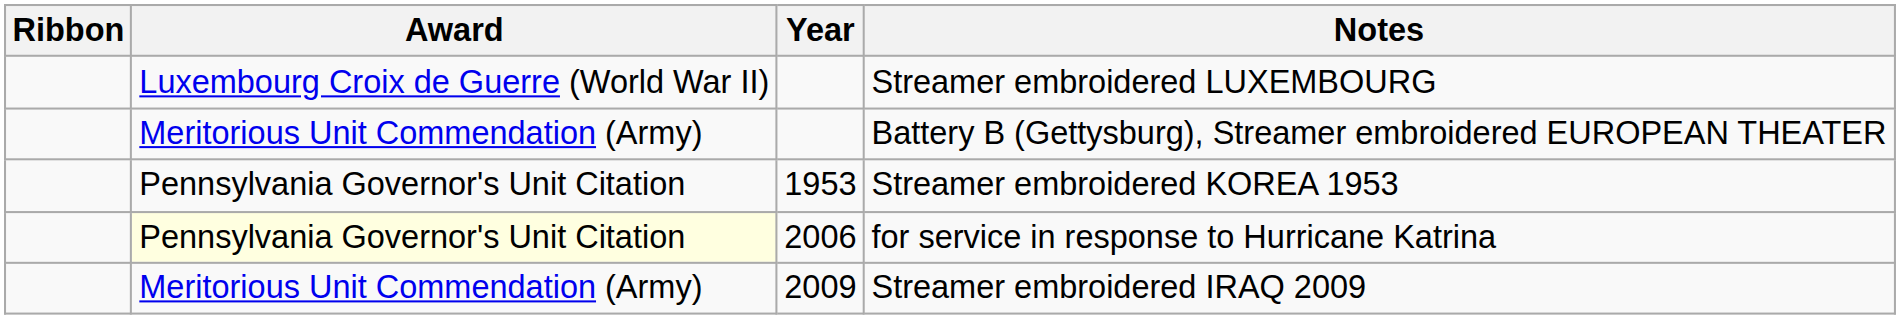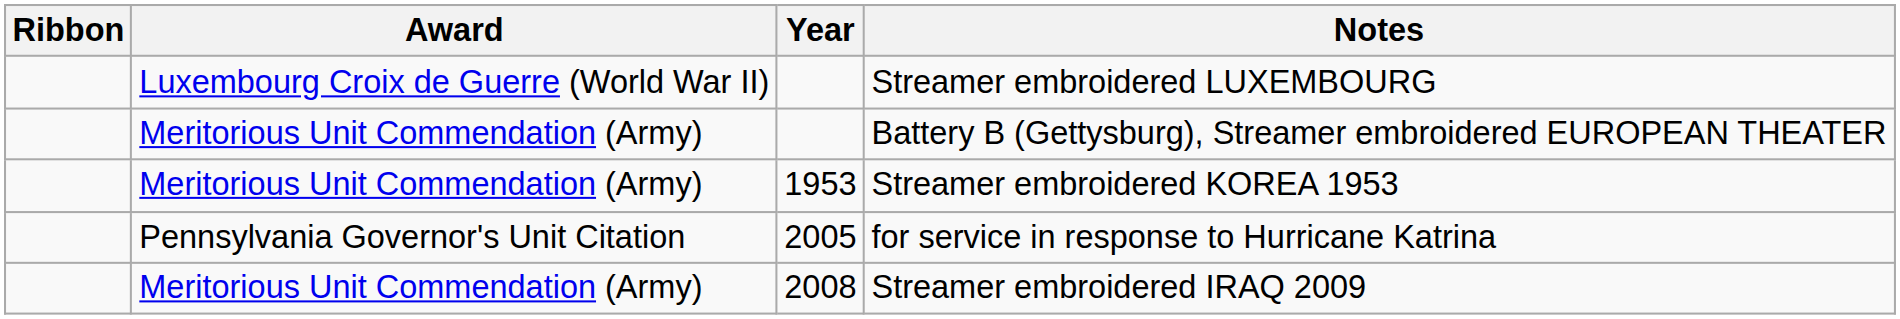(412, 184) Pennsylvania Governor's Unit Citation -> (421, 184) Meritorious Unit Commendation (Army)
(412, 236) lightyellow background -> (412, 236) no background
(820, 236) 2006 -> (820, 236) 2005
(820, 287) 2009 -> (820, 287) 2008
